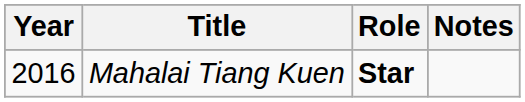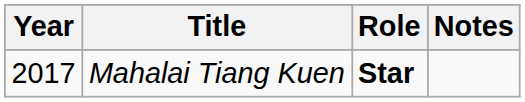(44, 73) 2016 -> (44, 73) 2017
